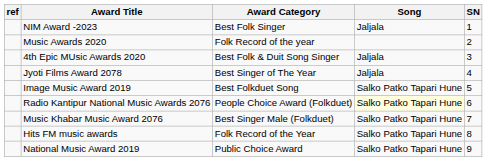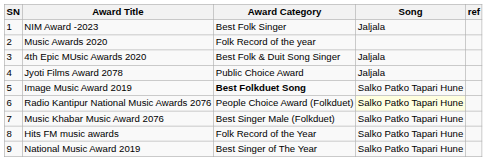columns swapped: (473, 12) <-> (13, 12)
(265, 73) Best Singer of The Year -> (260, 73) Public Choice Award
(257, 88) normal -> (261, 88) bold
(259, 149) Public Choice Award -> (266, 149) Best Singer of The Year
